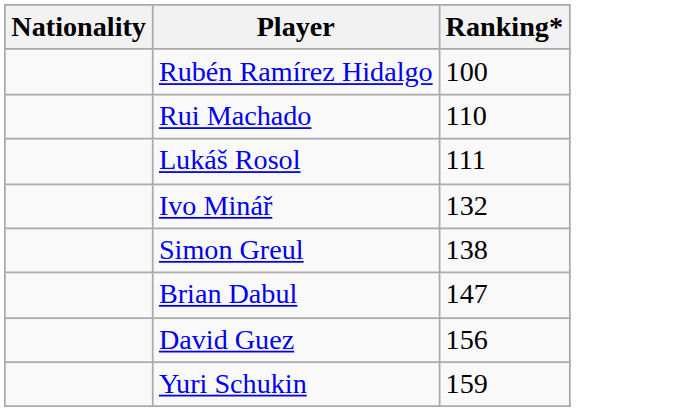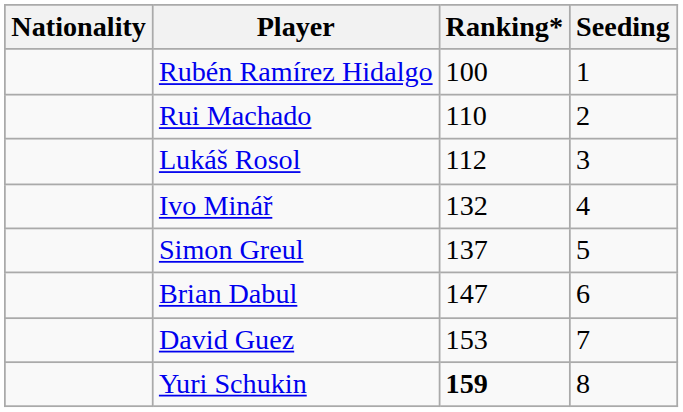+ column: (623, 26)
(466, 160) 111 -> (466, 160) 112
(467, 250) 138 -> (467, 250) 137
(467, 339) 156 -> (467, 339) 153
(467, 384) normal -> (467, 384) bold
